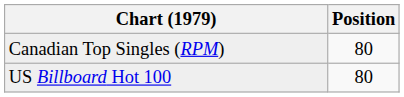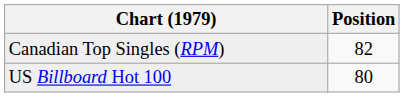(364, 48) 80 -> (364, 48) 82
